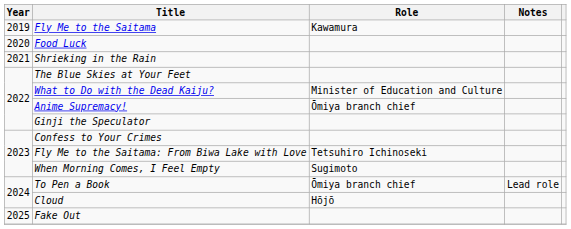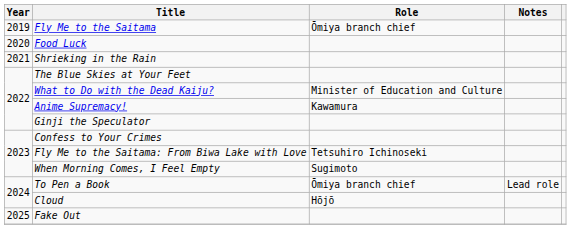(334, 28) Kawamura -> (363, 28) Ōmiya branch chief
(363, 106) Ōmiya branch chief -> (334, 106) Kawamura
